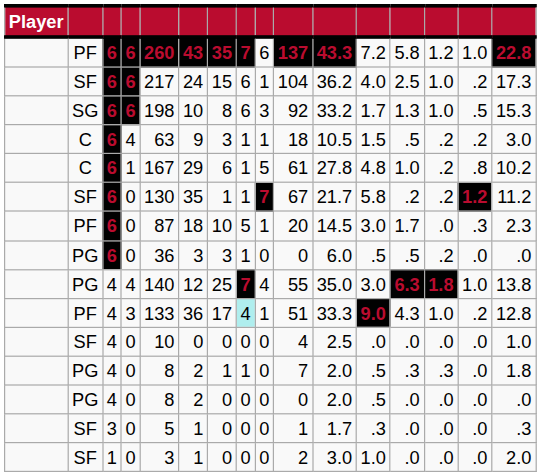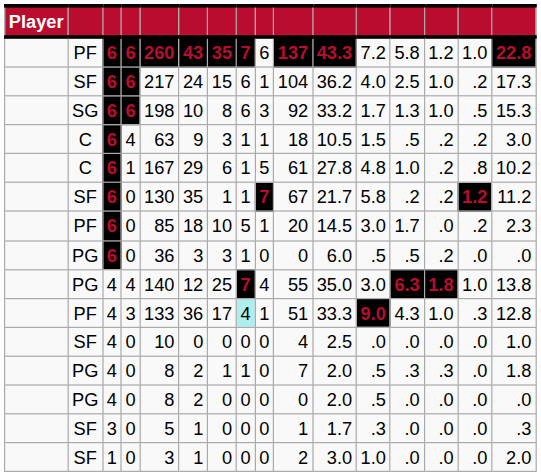(164, 226) 87 -> (164, 226) 85
(480, 226) .3 -> (480, 226) .2
(480, 313) .2 -> (480, 313) .3
